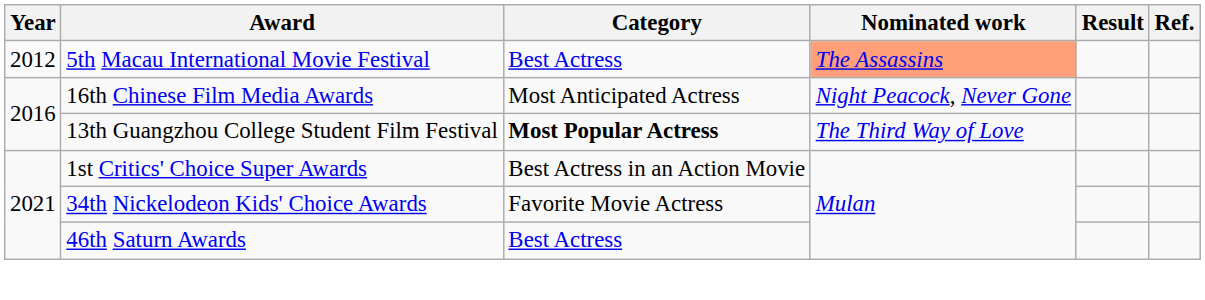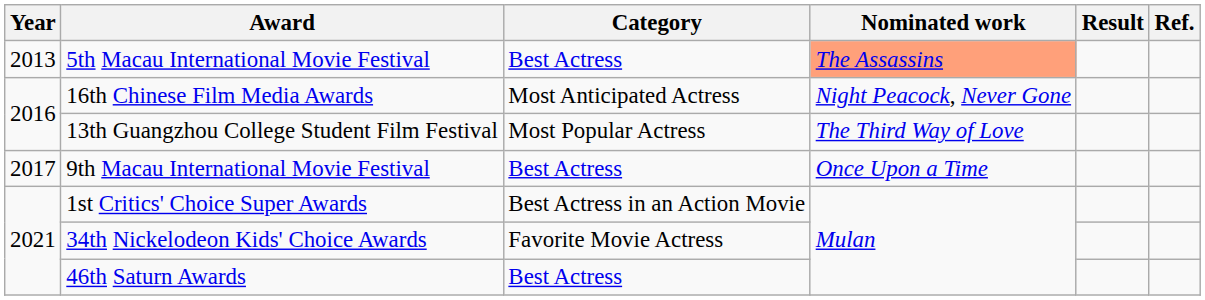(33, 58) 2012 -> (33, 58) 2013
(613, 131) bold -> (607, 131) normal
+ row: (248, 167)
